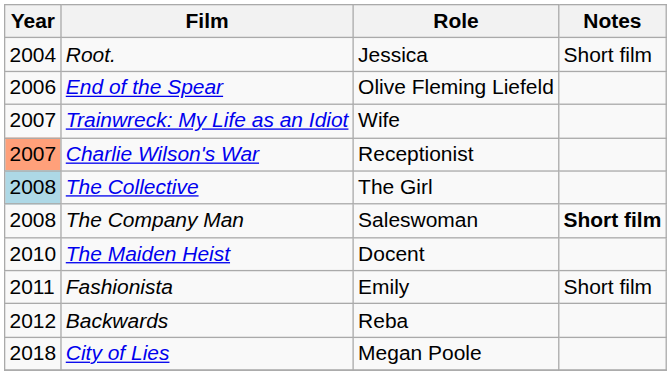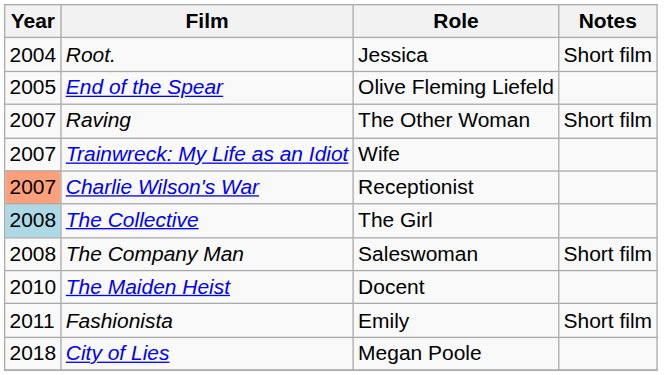(33, 87) 2006 -> (33, 87) 2005
+ row: (98, 120)
(612, 220) bold -> (608, 253) normal
- row: (117, 320)
